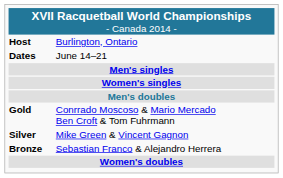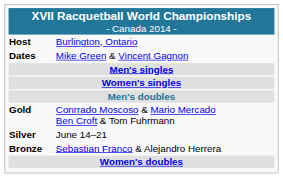(81, 56) June 14–21 -> (122, 56) Mike Green & Vincent Gagnon
(122, 134) Mike Green & Vincent Gagnon -> (81, 134) June 14–21
